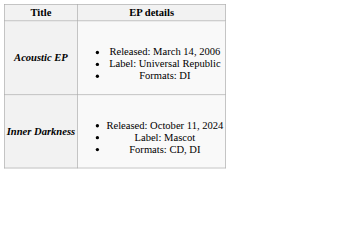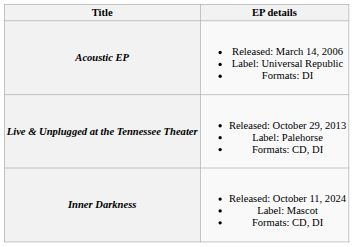+ row: (102, 131)
